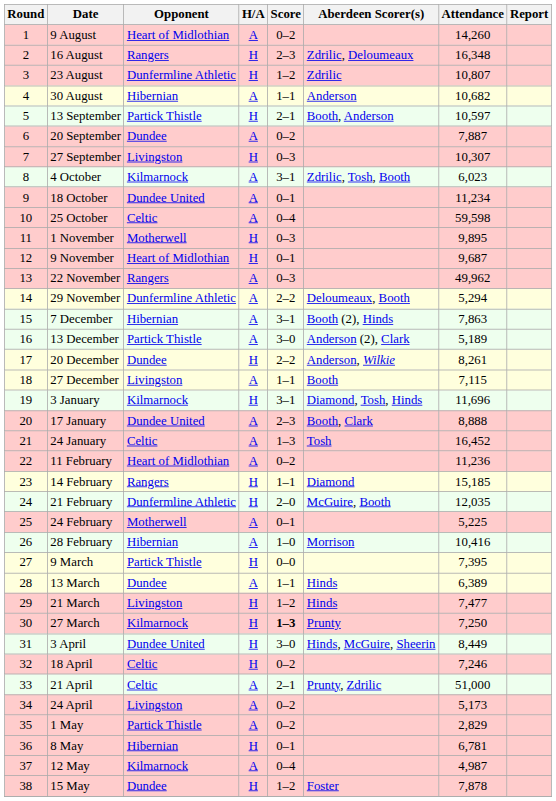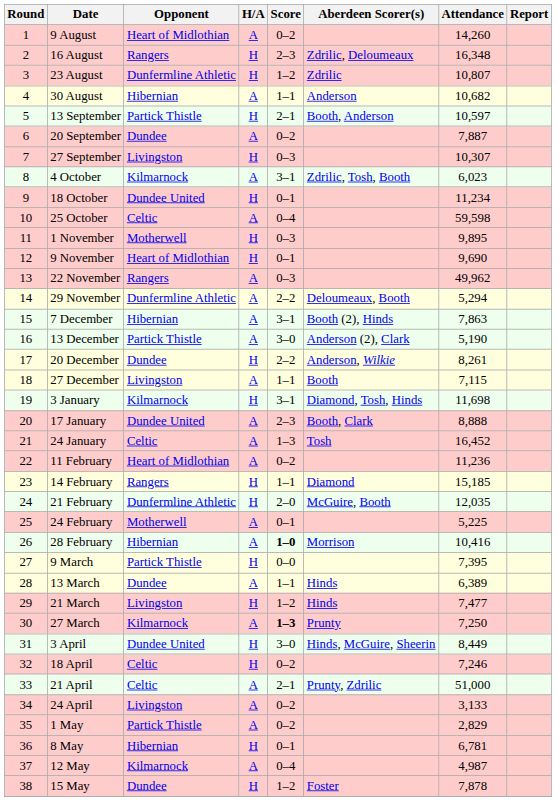(253, 197) A -> (253, 197) H
(473, 258) 9,687 -> (473, 258) 9,690
(473, 339) 5,189 -> (473, 339) 5,190
(473, 400) 11,696 -> (473, 400) 11,698
(286, 542) normal -> (286, 542) bold
(253, 623) H -> (253, 623) A
(473, 704) 5,173 -> (473, 704) 3,133
